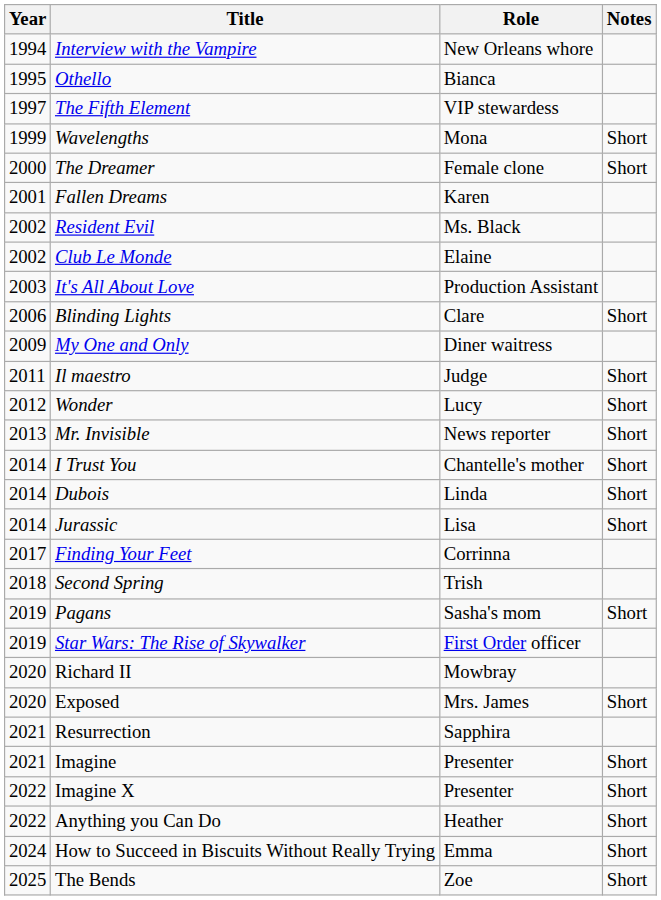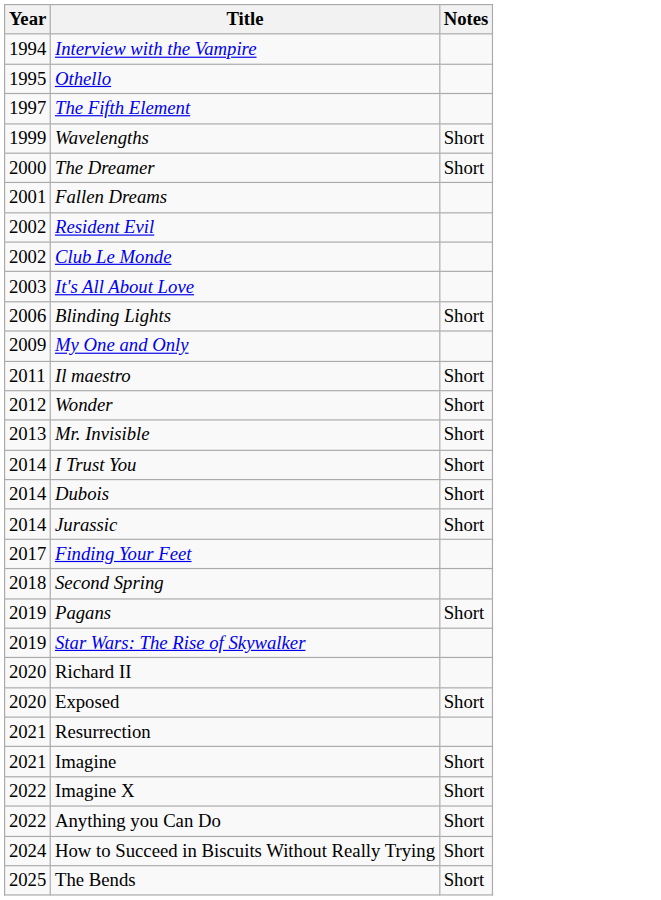- column: (521, 19)
